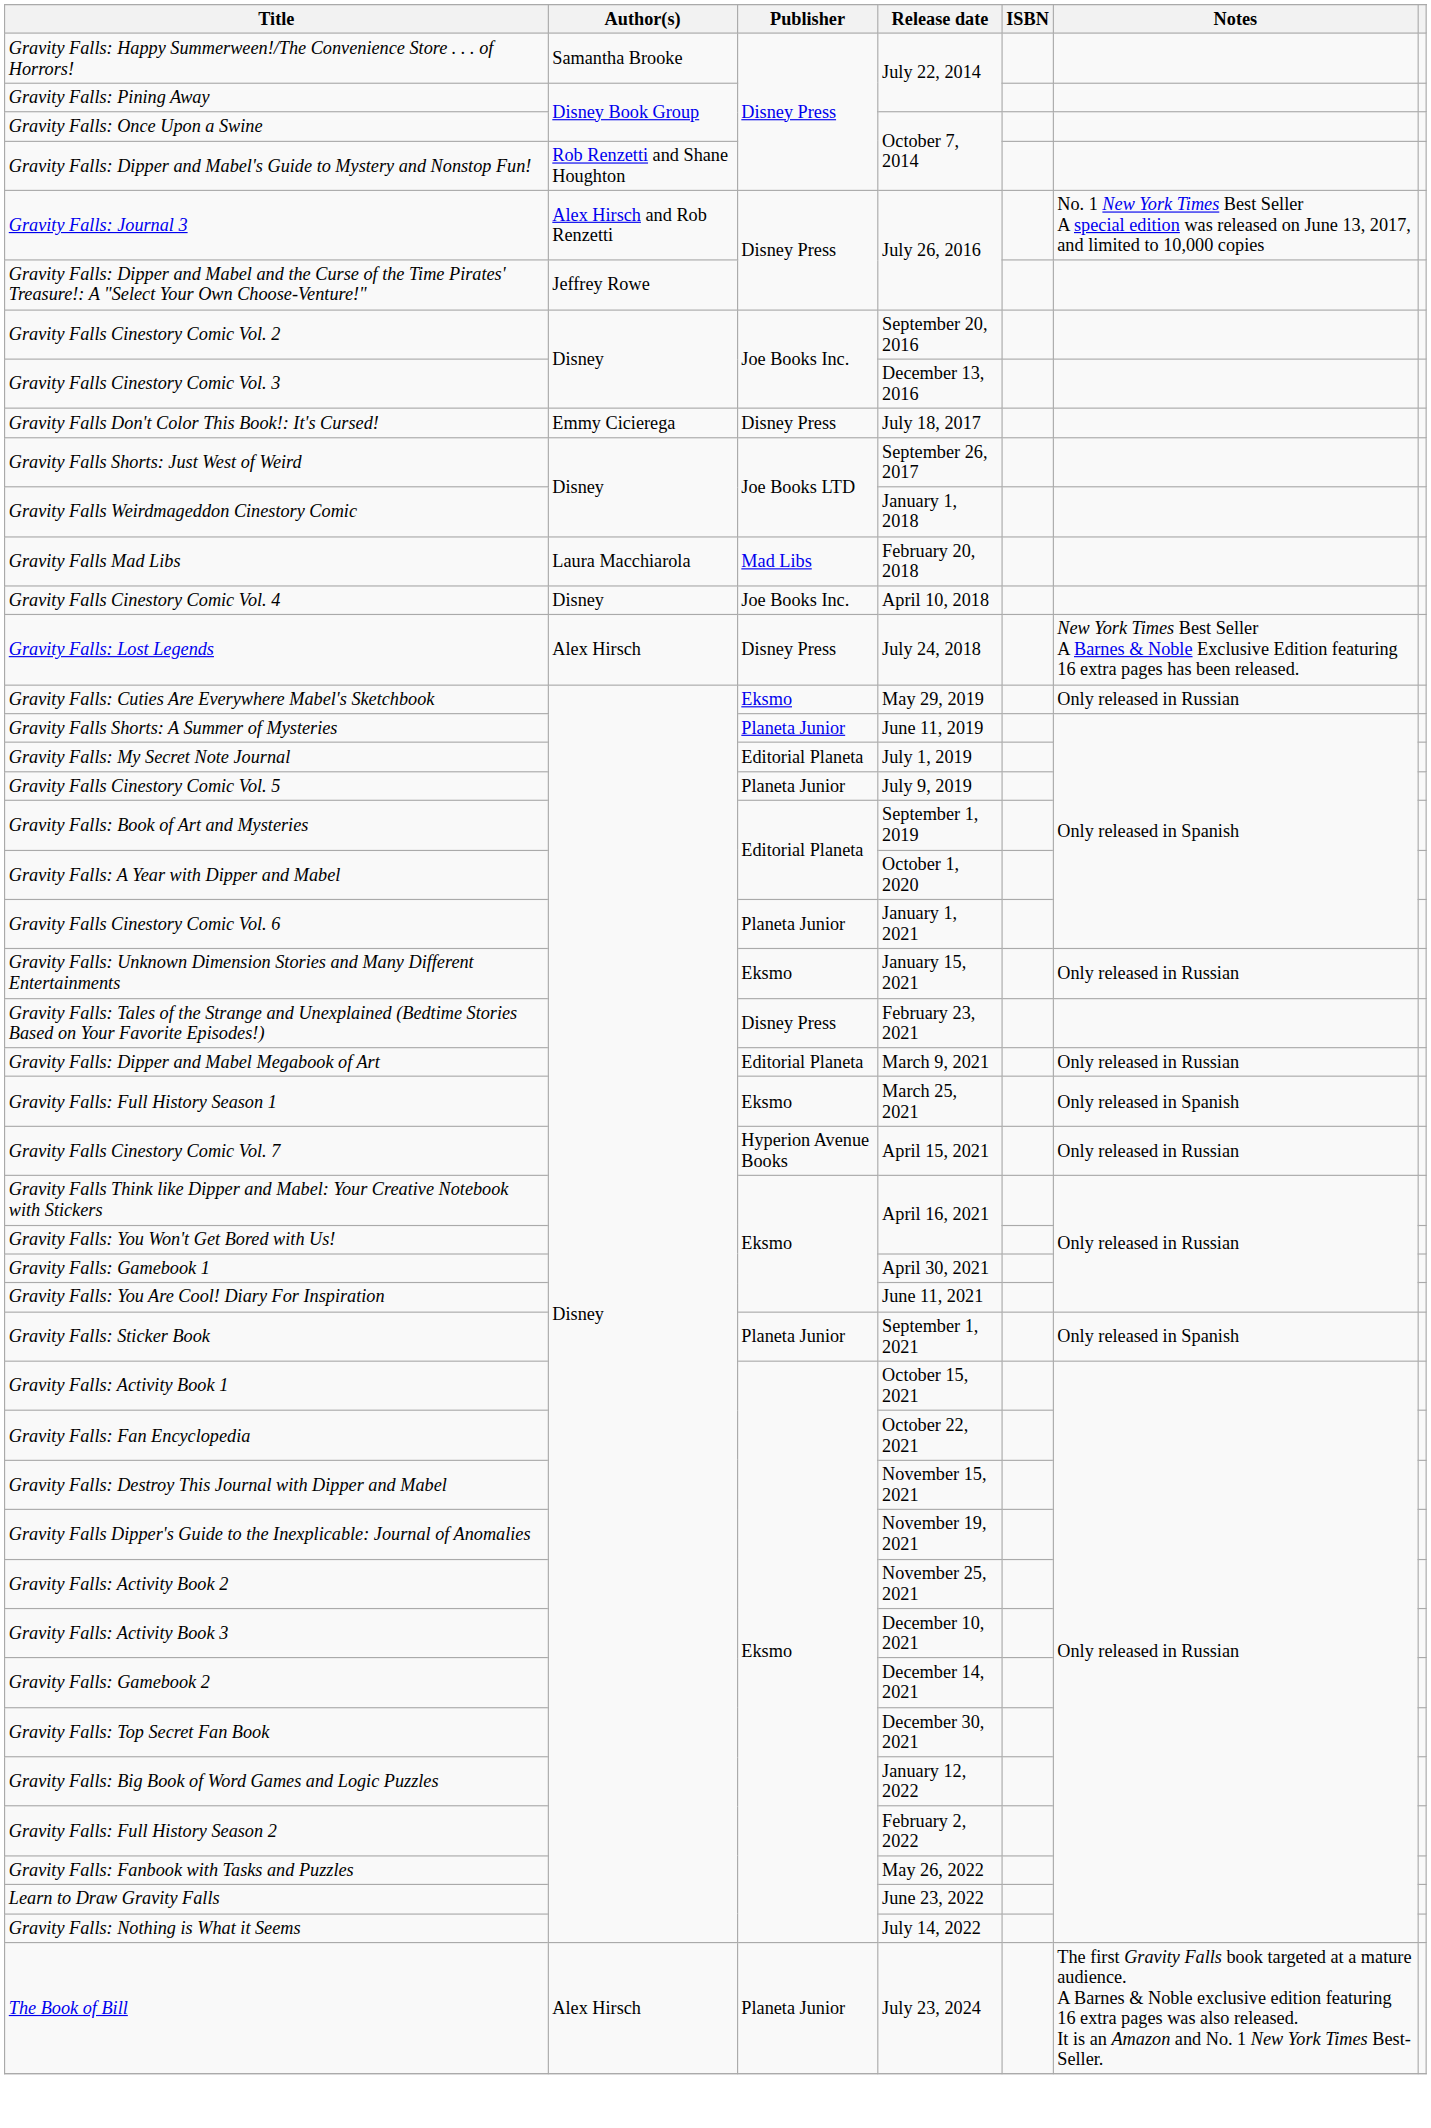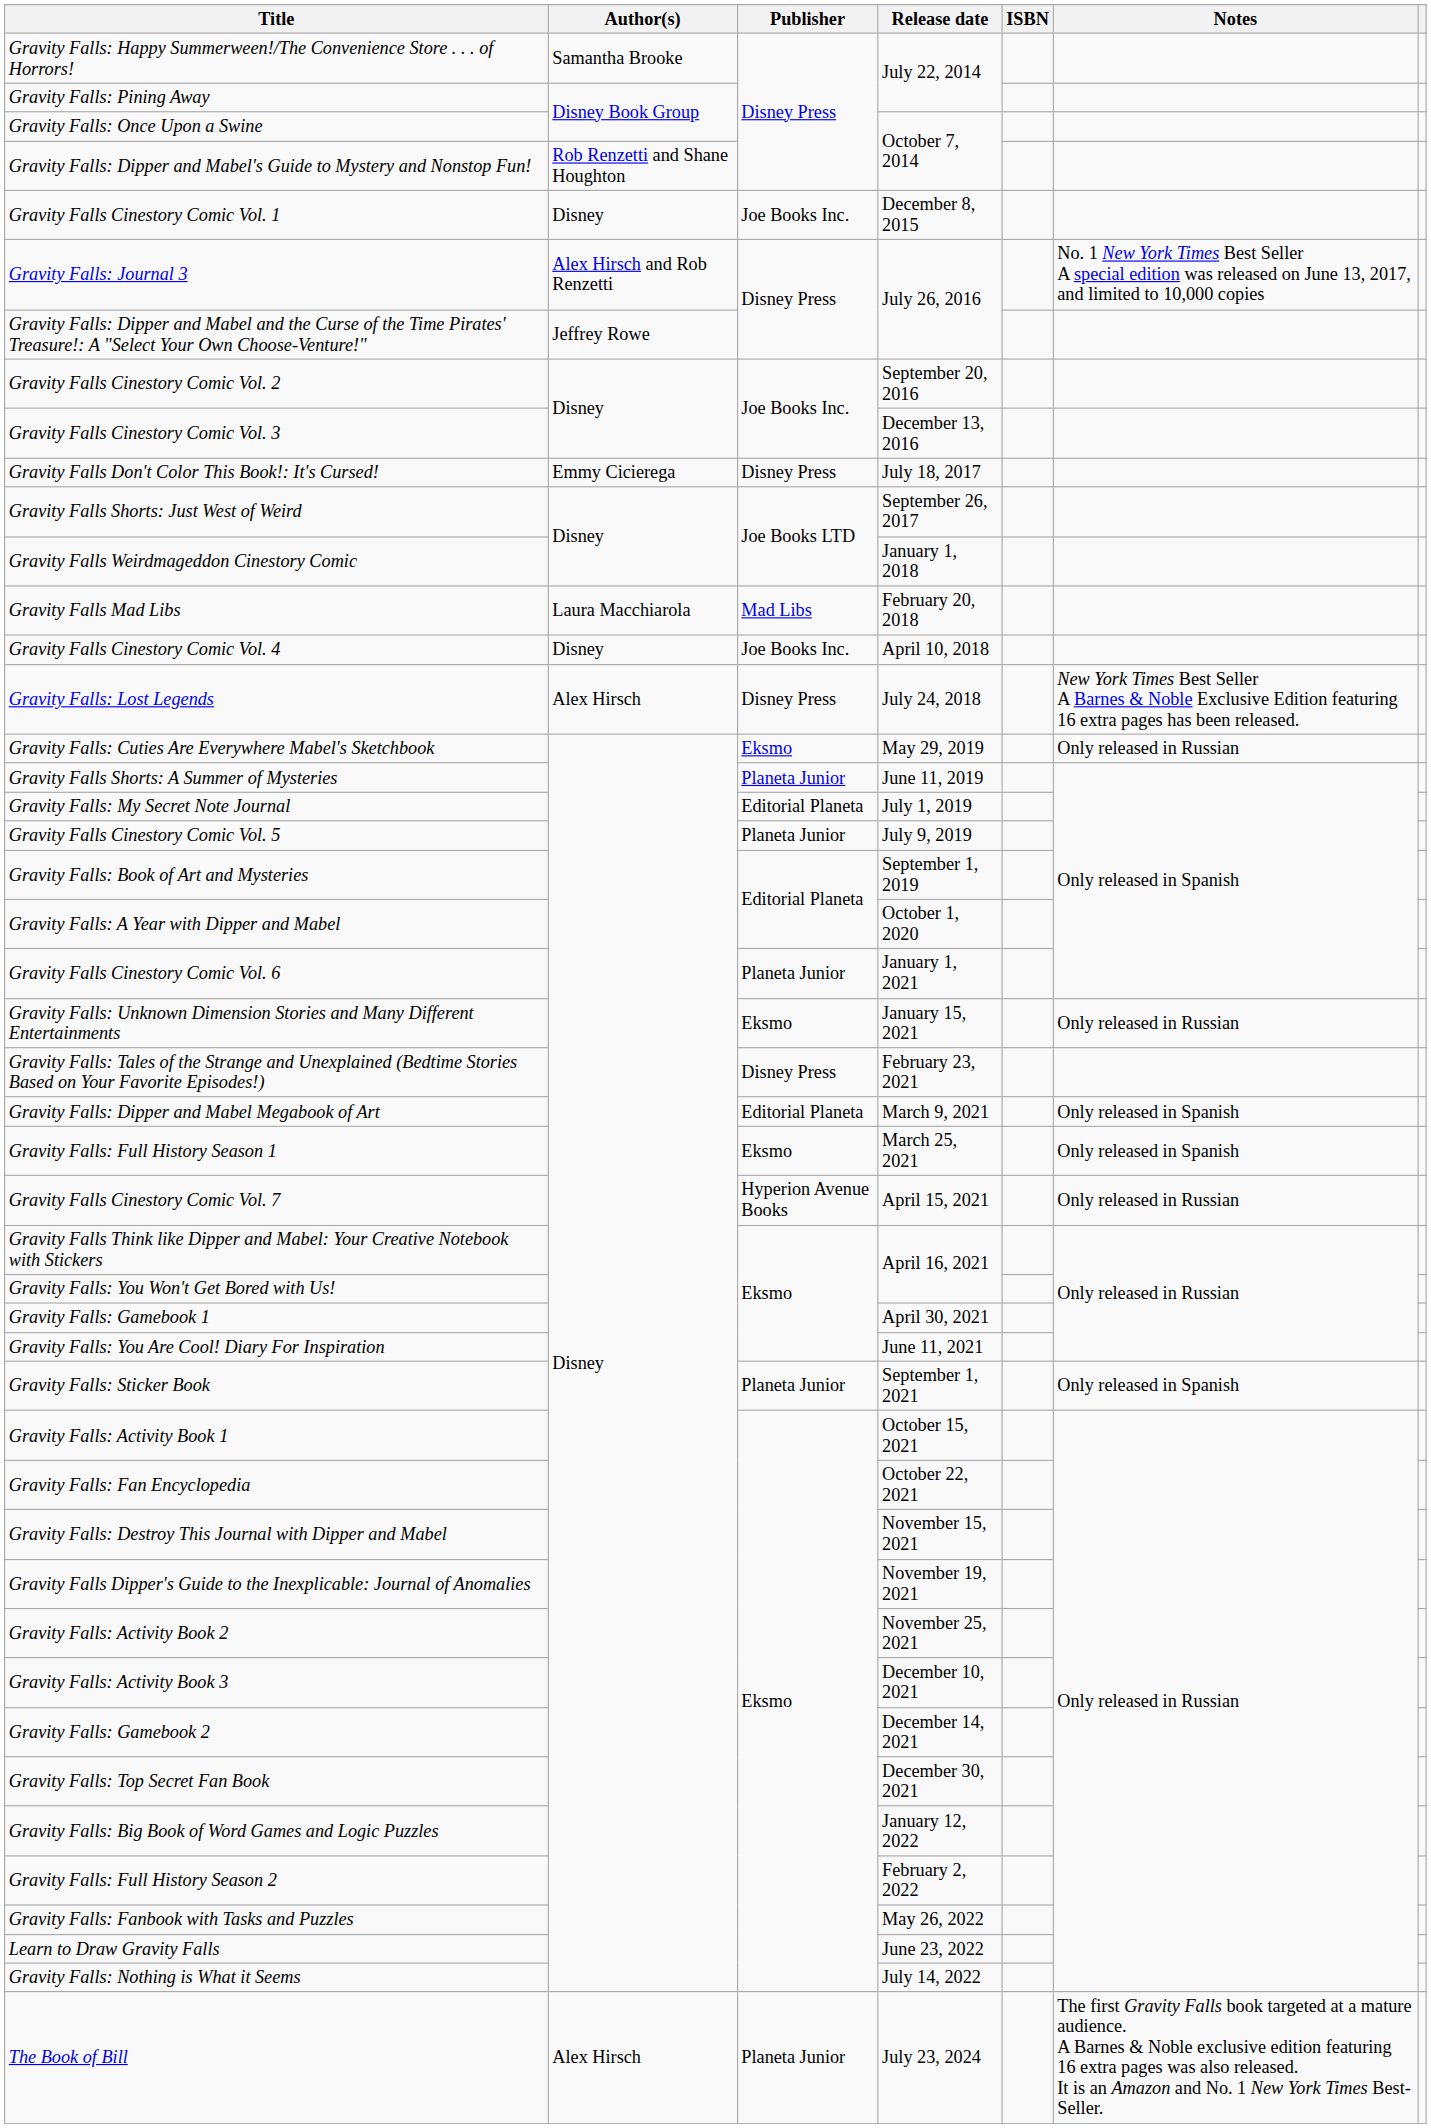+ row: (145, 214)
(1148, 1062) Only released in Russian -> (1148, 1111) Only released in Spanish
